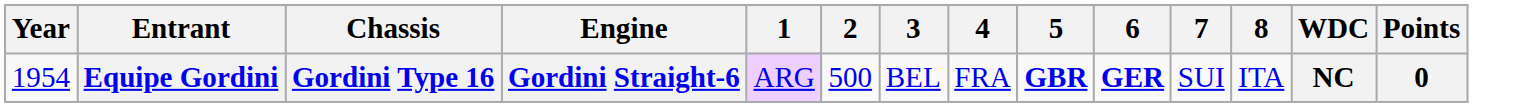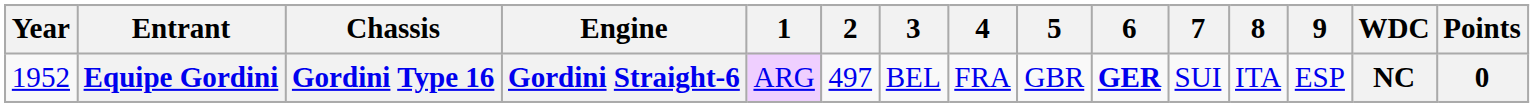+ column: (1320, 28)
(41, 76) 1954 -> (41, 76) 1952
(850, 76) 500 -> (850, 76) 497
(1056, 76) bold -> (1054, 76) normal
